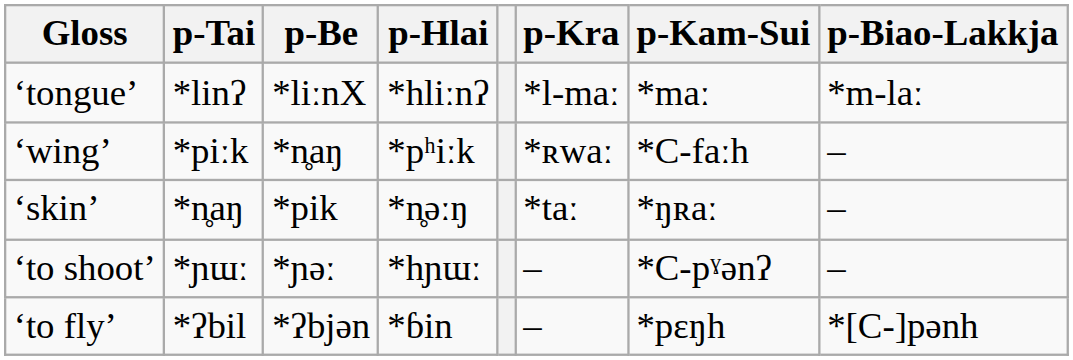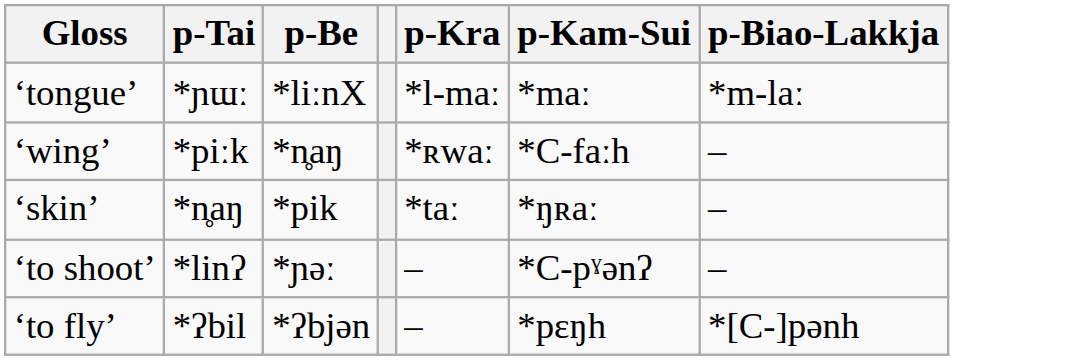- column: (438, 33)
(209, 92) *linʔ -> (211, 92) *ɲɯː
(211, 267) *ɲɯː -> (209, 267) *linʔ
